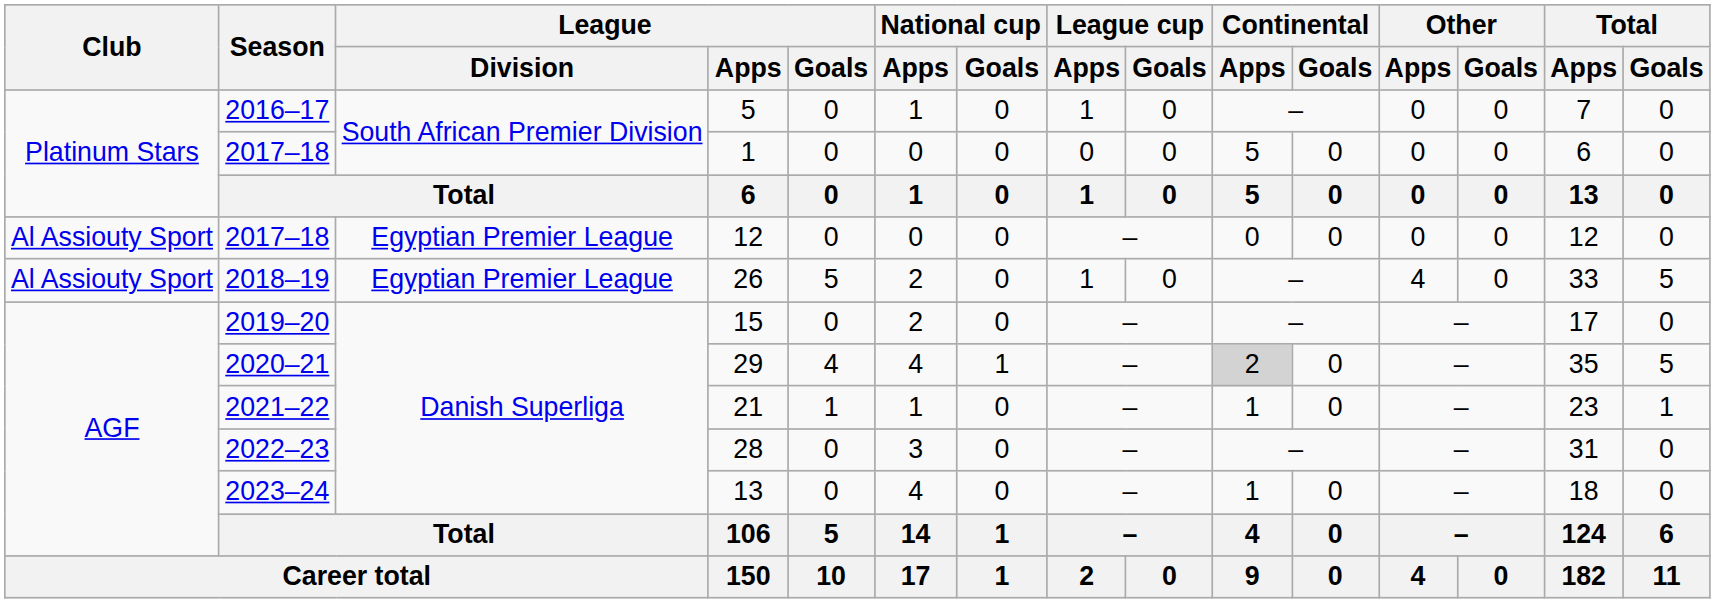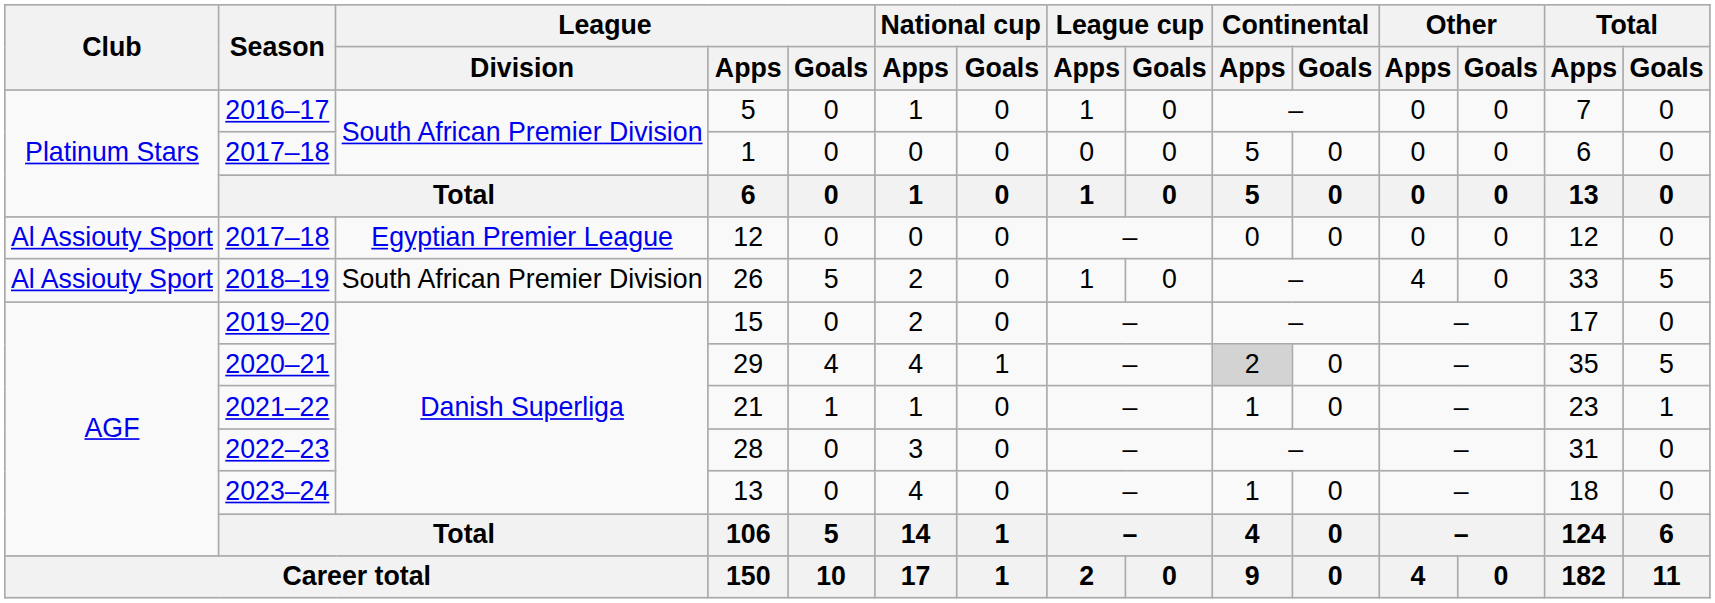(522, 279) Egyptian Premier League -> (522, 279) South African Premier Division
